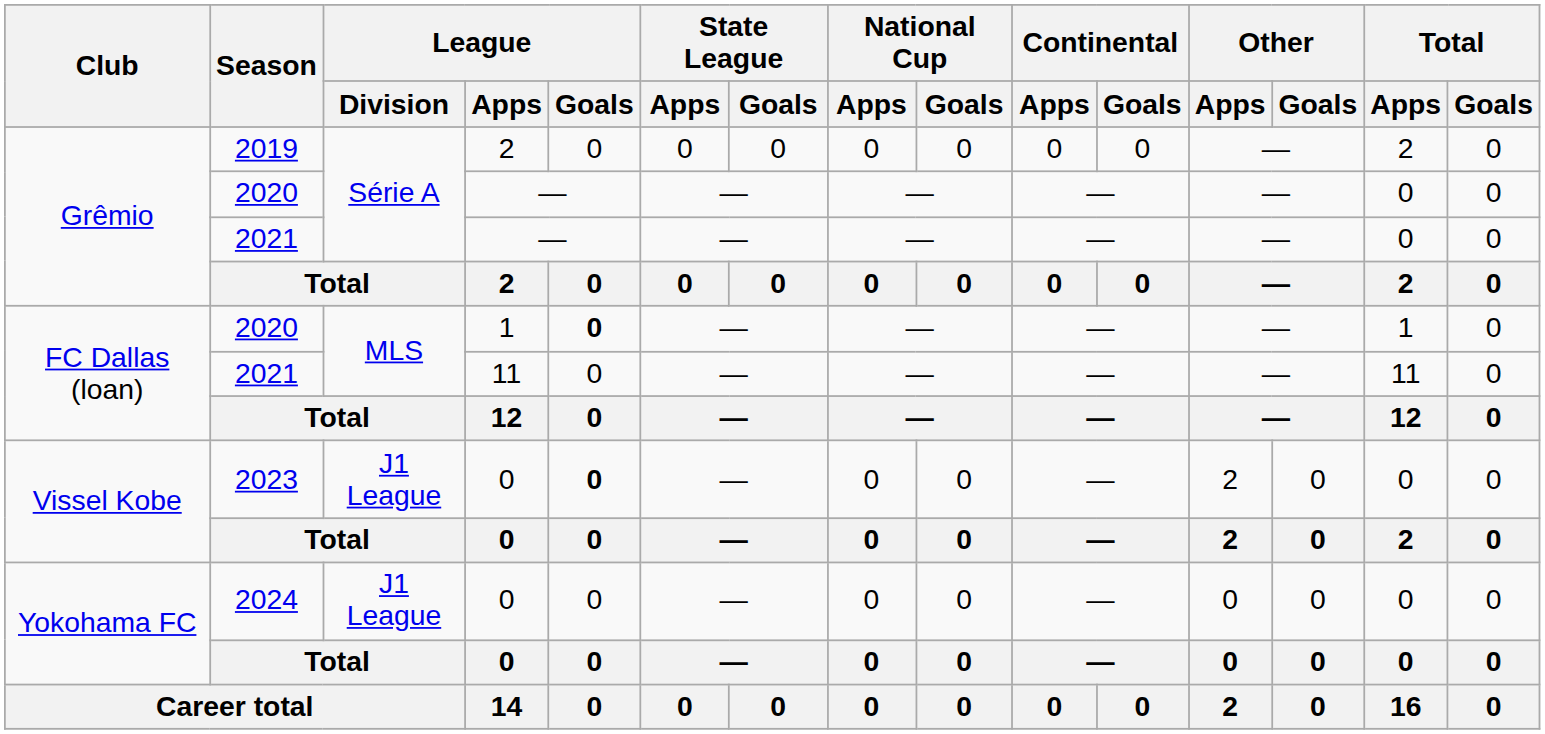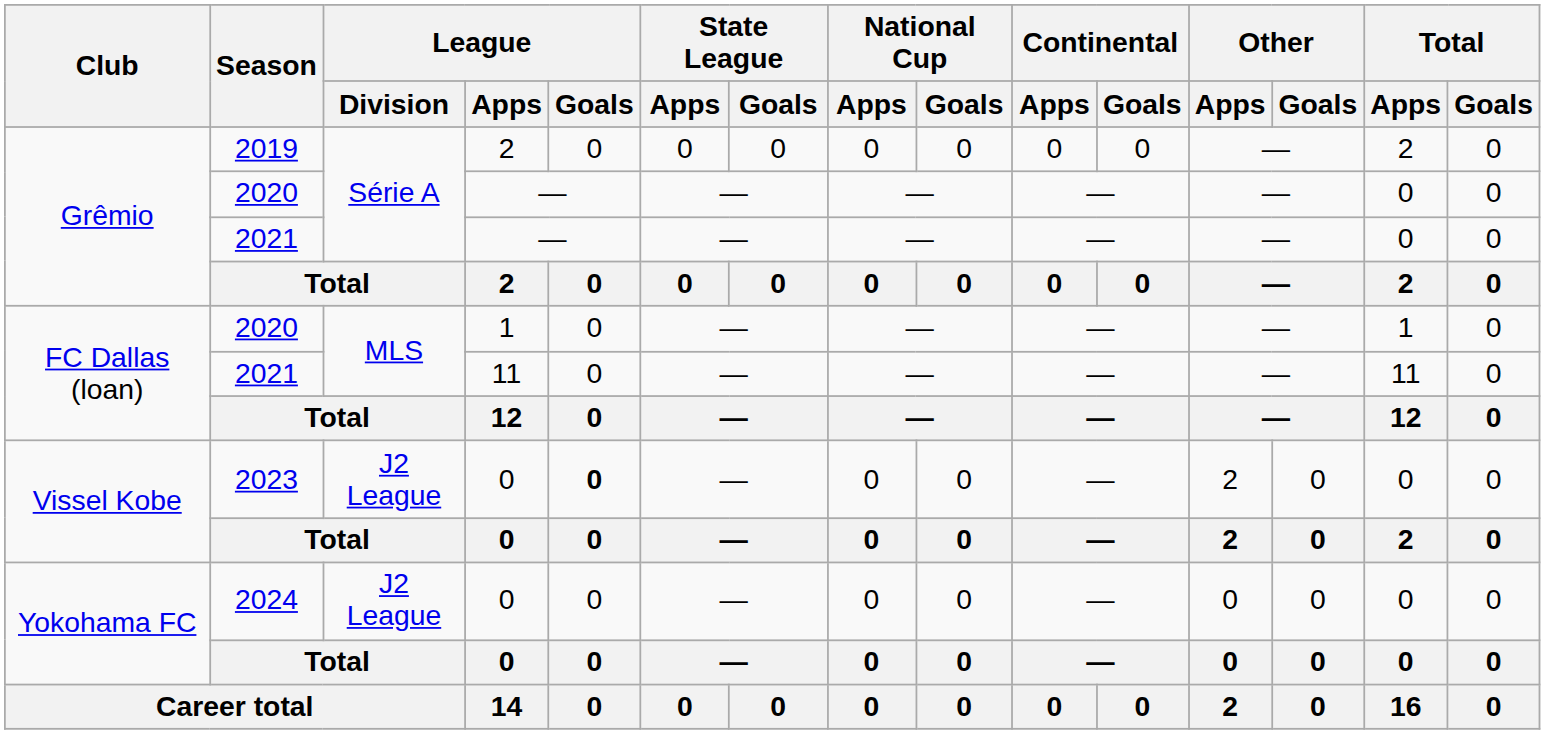(594, 328) bold -> (594, 328) normal
(394, 478) J1 League -> (394, 478) J2 League
(394, 600) J1 League -> (394, 600) J2 League
